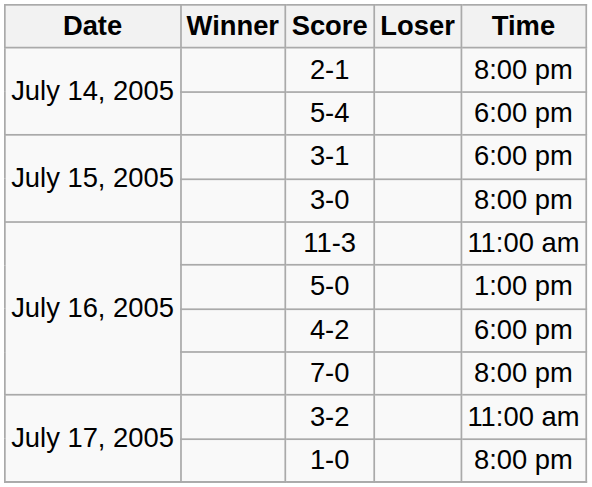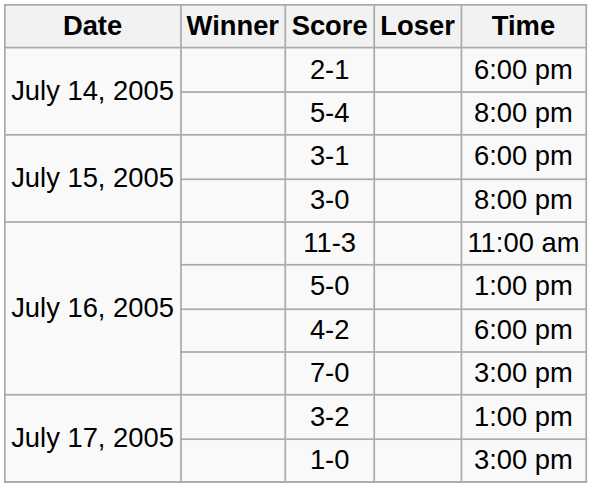(523, 69) 8:00 pm -> (523, 69) 6:00 pm
(523, 112) 6:00 pm -> (523, 112) 8:00 pm
(523, 373) 8:00 pm -> (523, 373) 3:00 pm
(523, 416) 11:00 am -> (523, 416) 1:00 pm
(523, 460) 8:00 pm -> (523, 460) 3:00 pm
